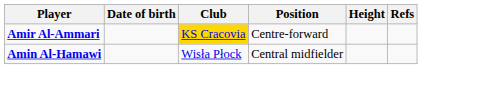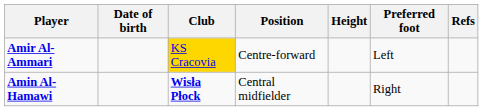+ column: (409, 21)
(211, 53) normal -> (186, 89) bold
